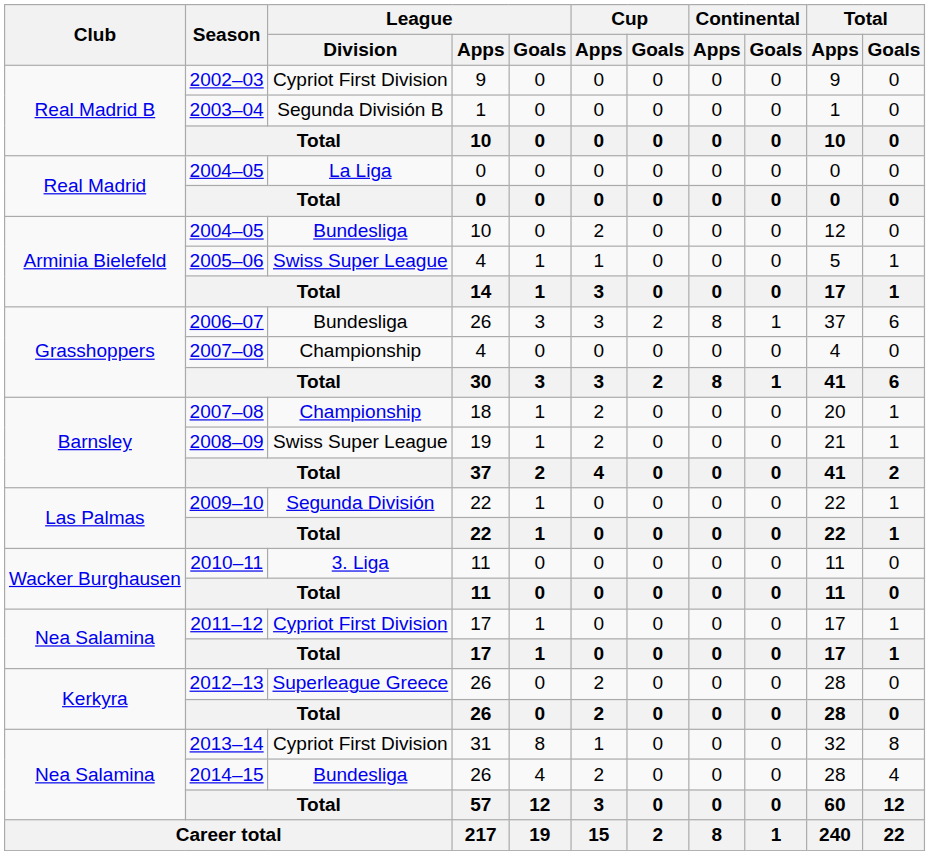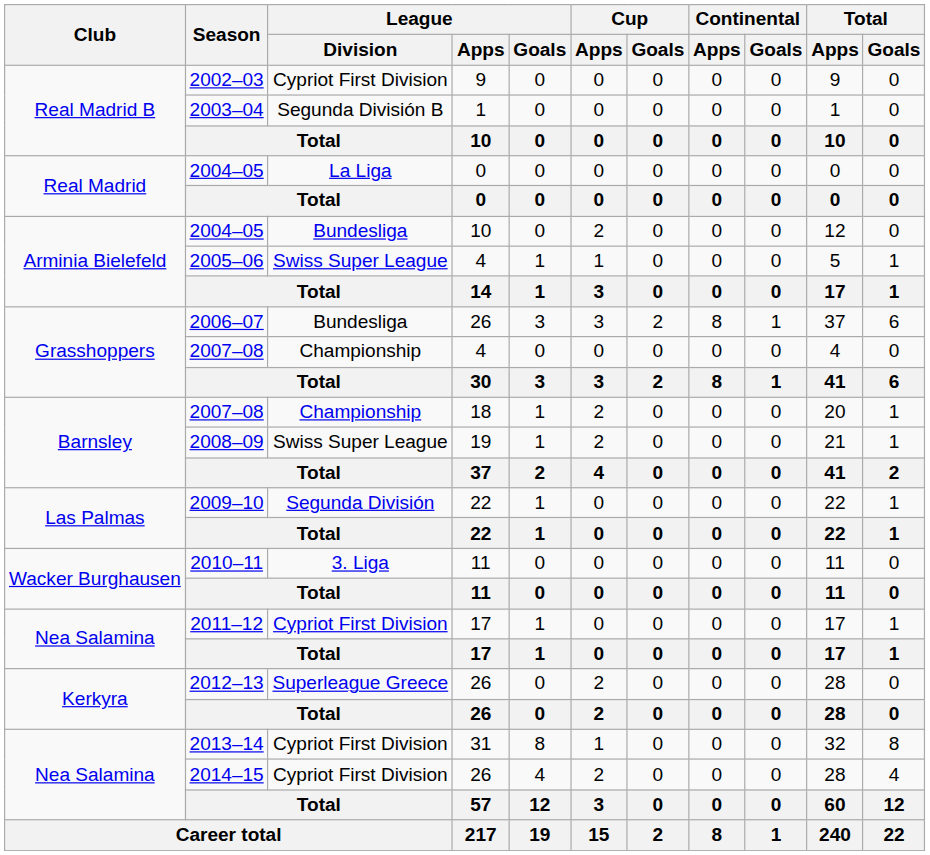(360, 774) Bundesliga -> (360, 774) Cypriot First Division
